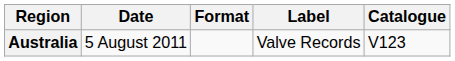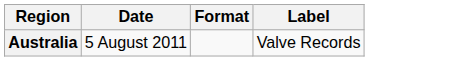- column: (407, 17)
